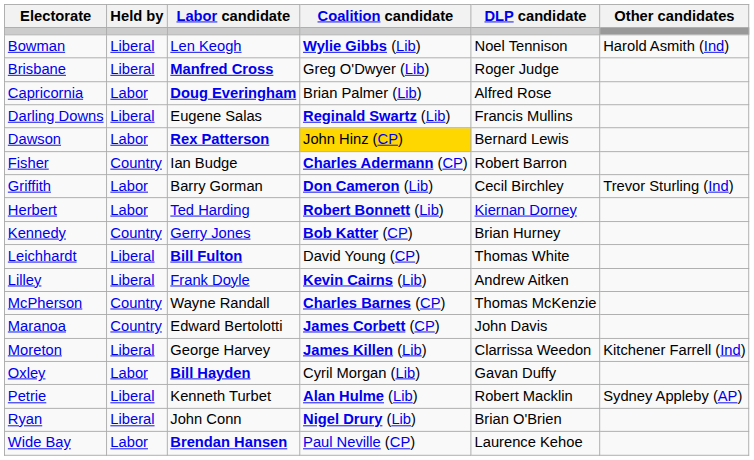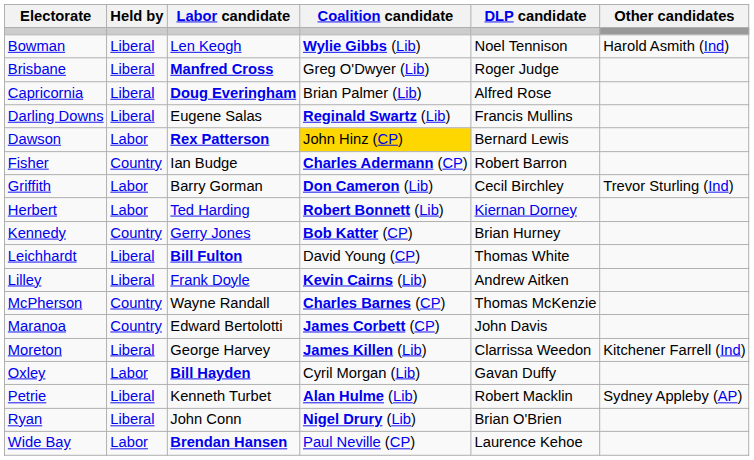(129, 92) Labor -> (132, 92) Liberal
